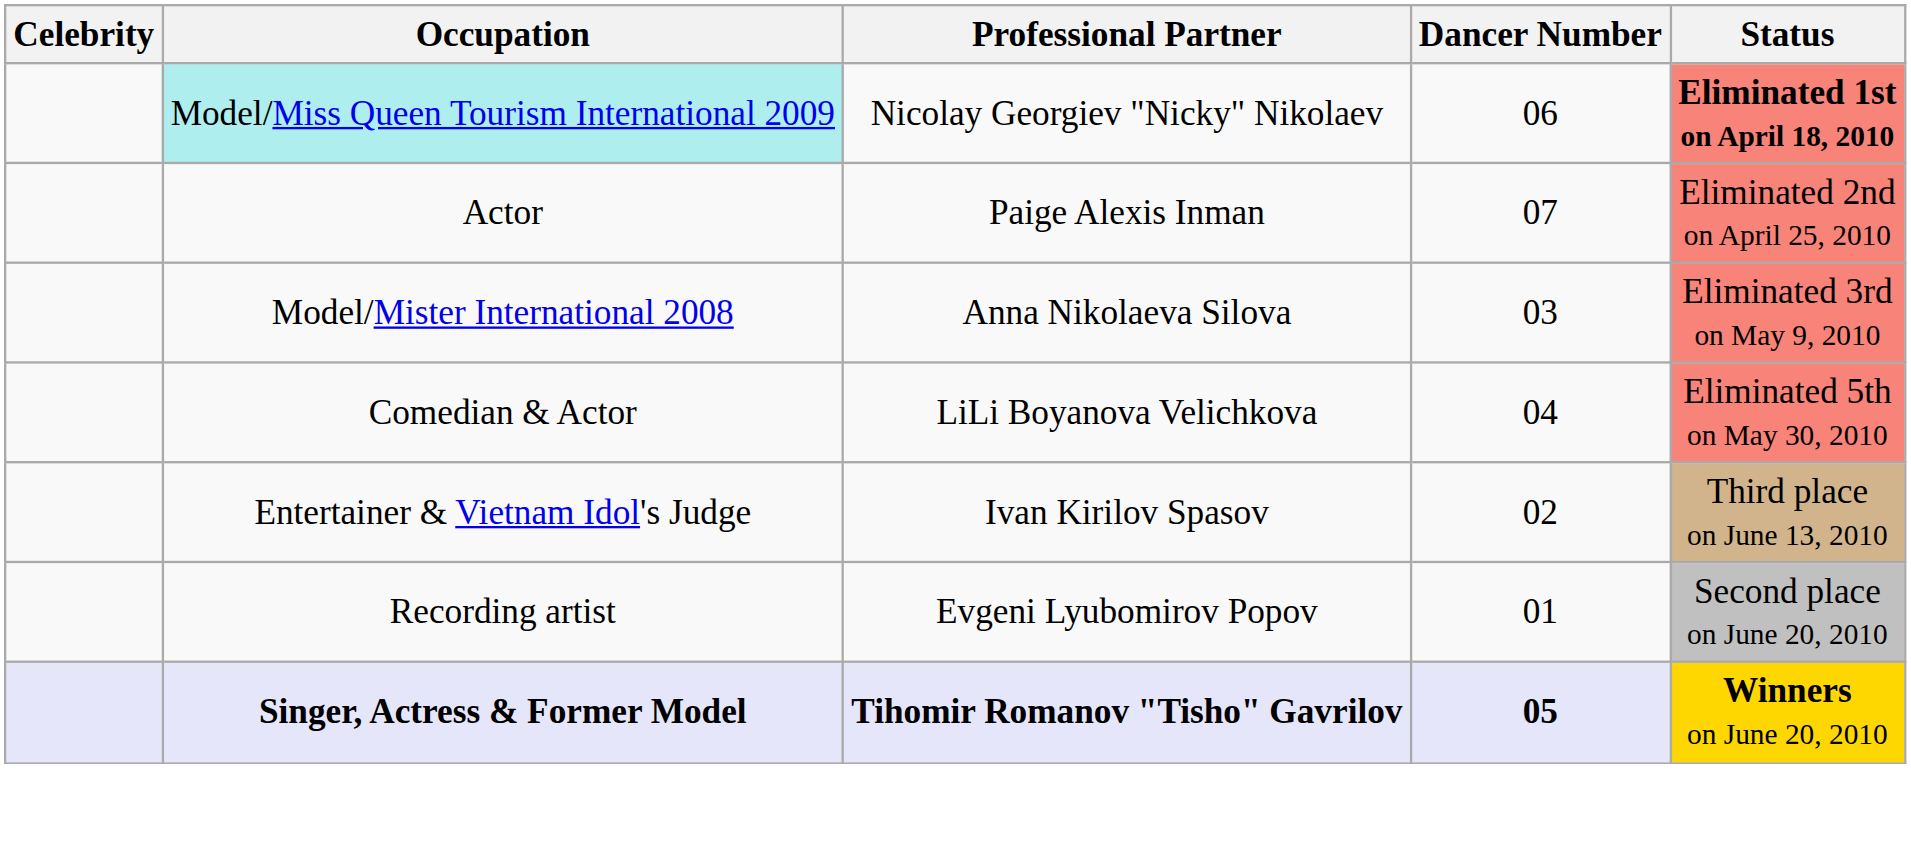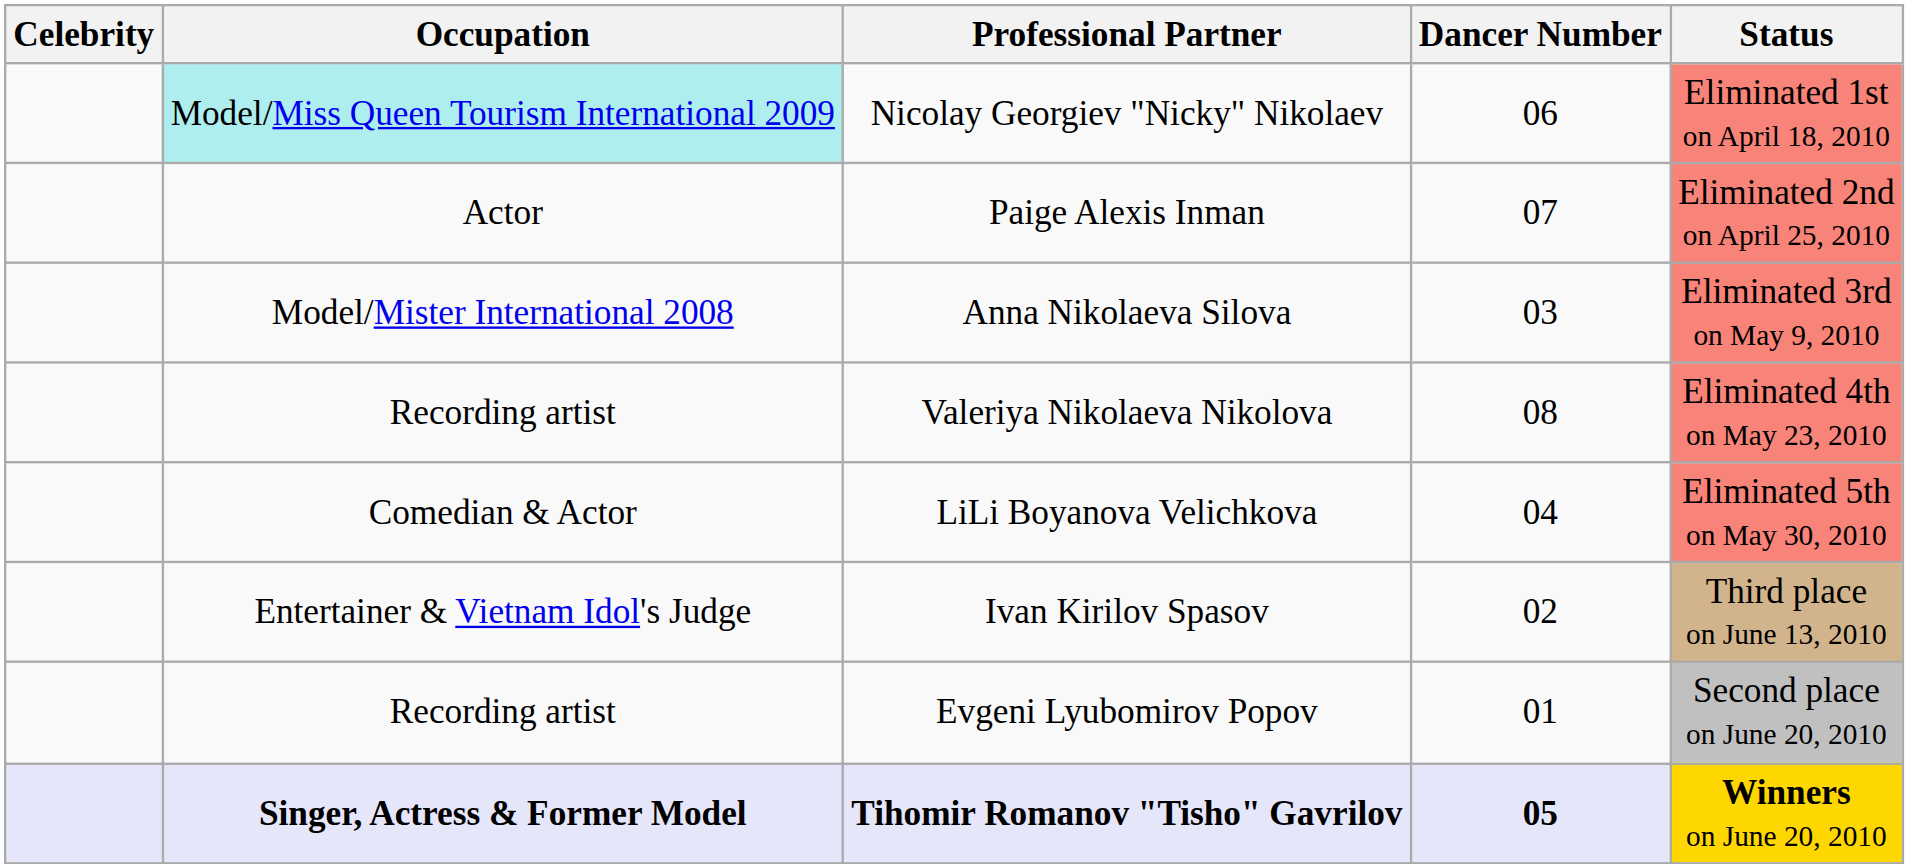(1787, 112) bold -> (1786, 112) normal
+ row: (1127, 412)
